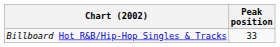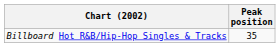(252, 36) 33 -> (252, 36) 35
